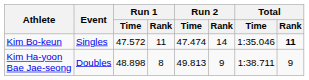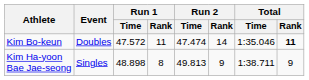(92, 42) Singles -> (94, 42) Doubles
(94, 63) Doubles -> (92, 63) Singles
